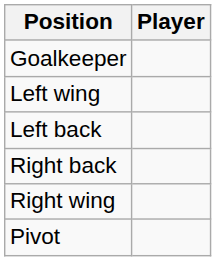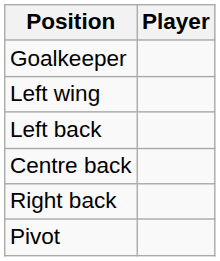+ row: (71, 165)
- row: (63, 201)
